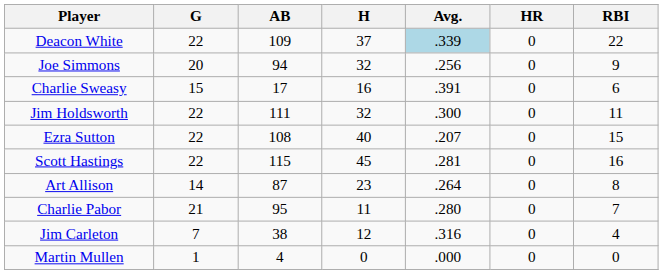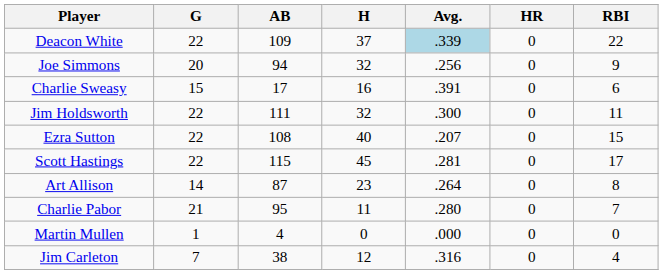(616, 161) 16 -> (616, 161) 17
rows swapped: (79, 233) <-> (79, 257)
